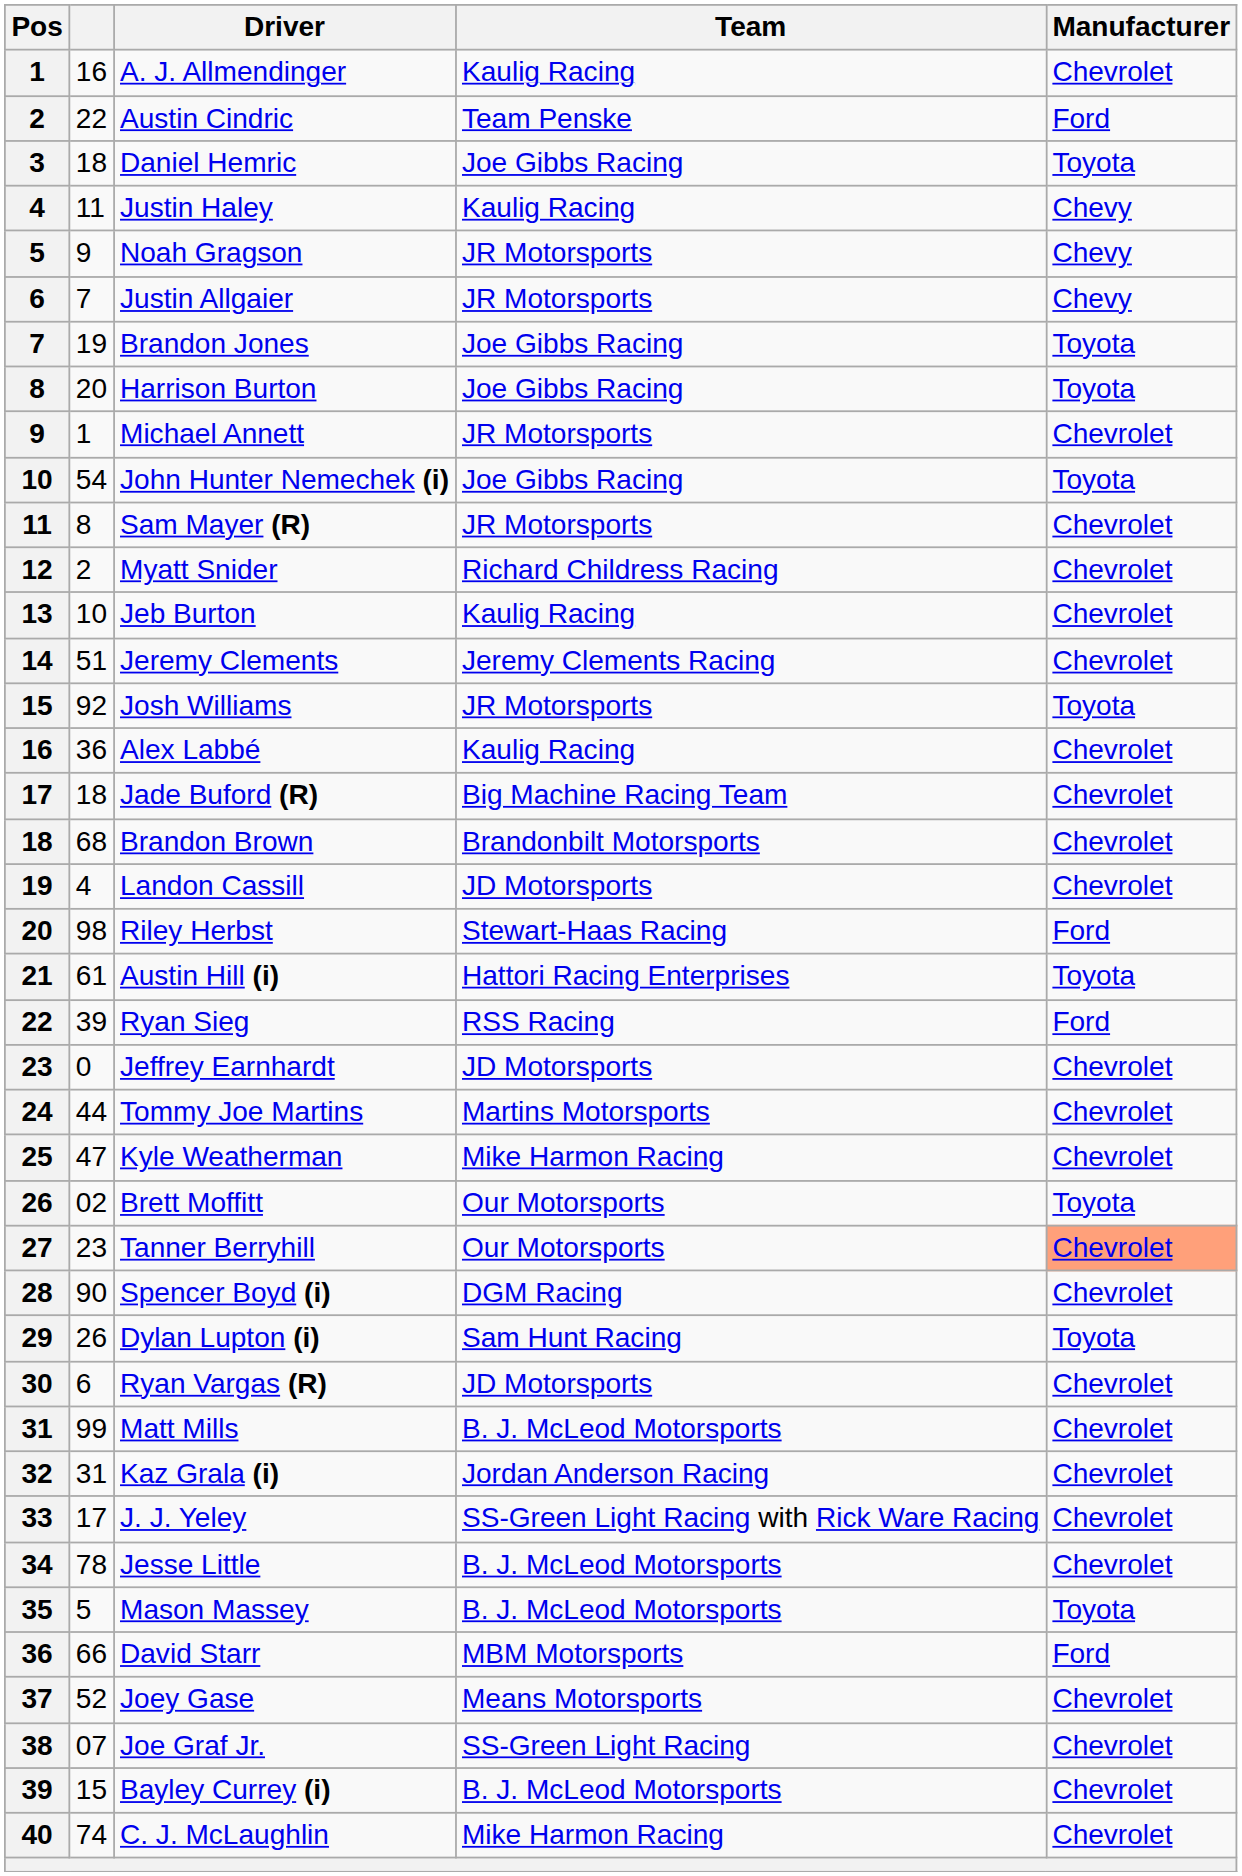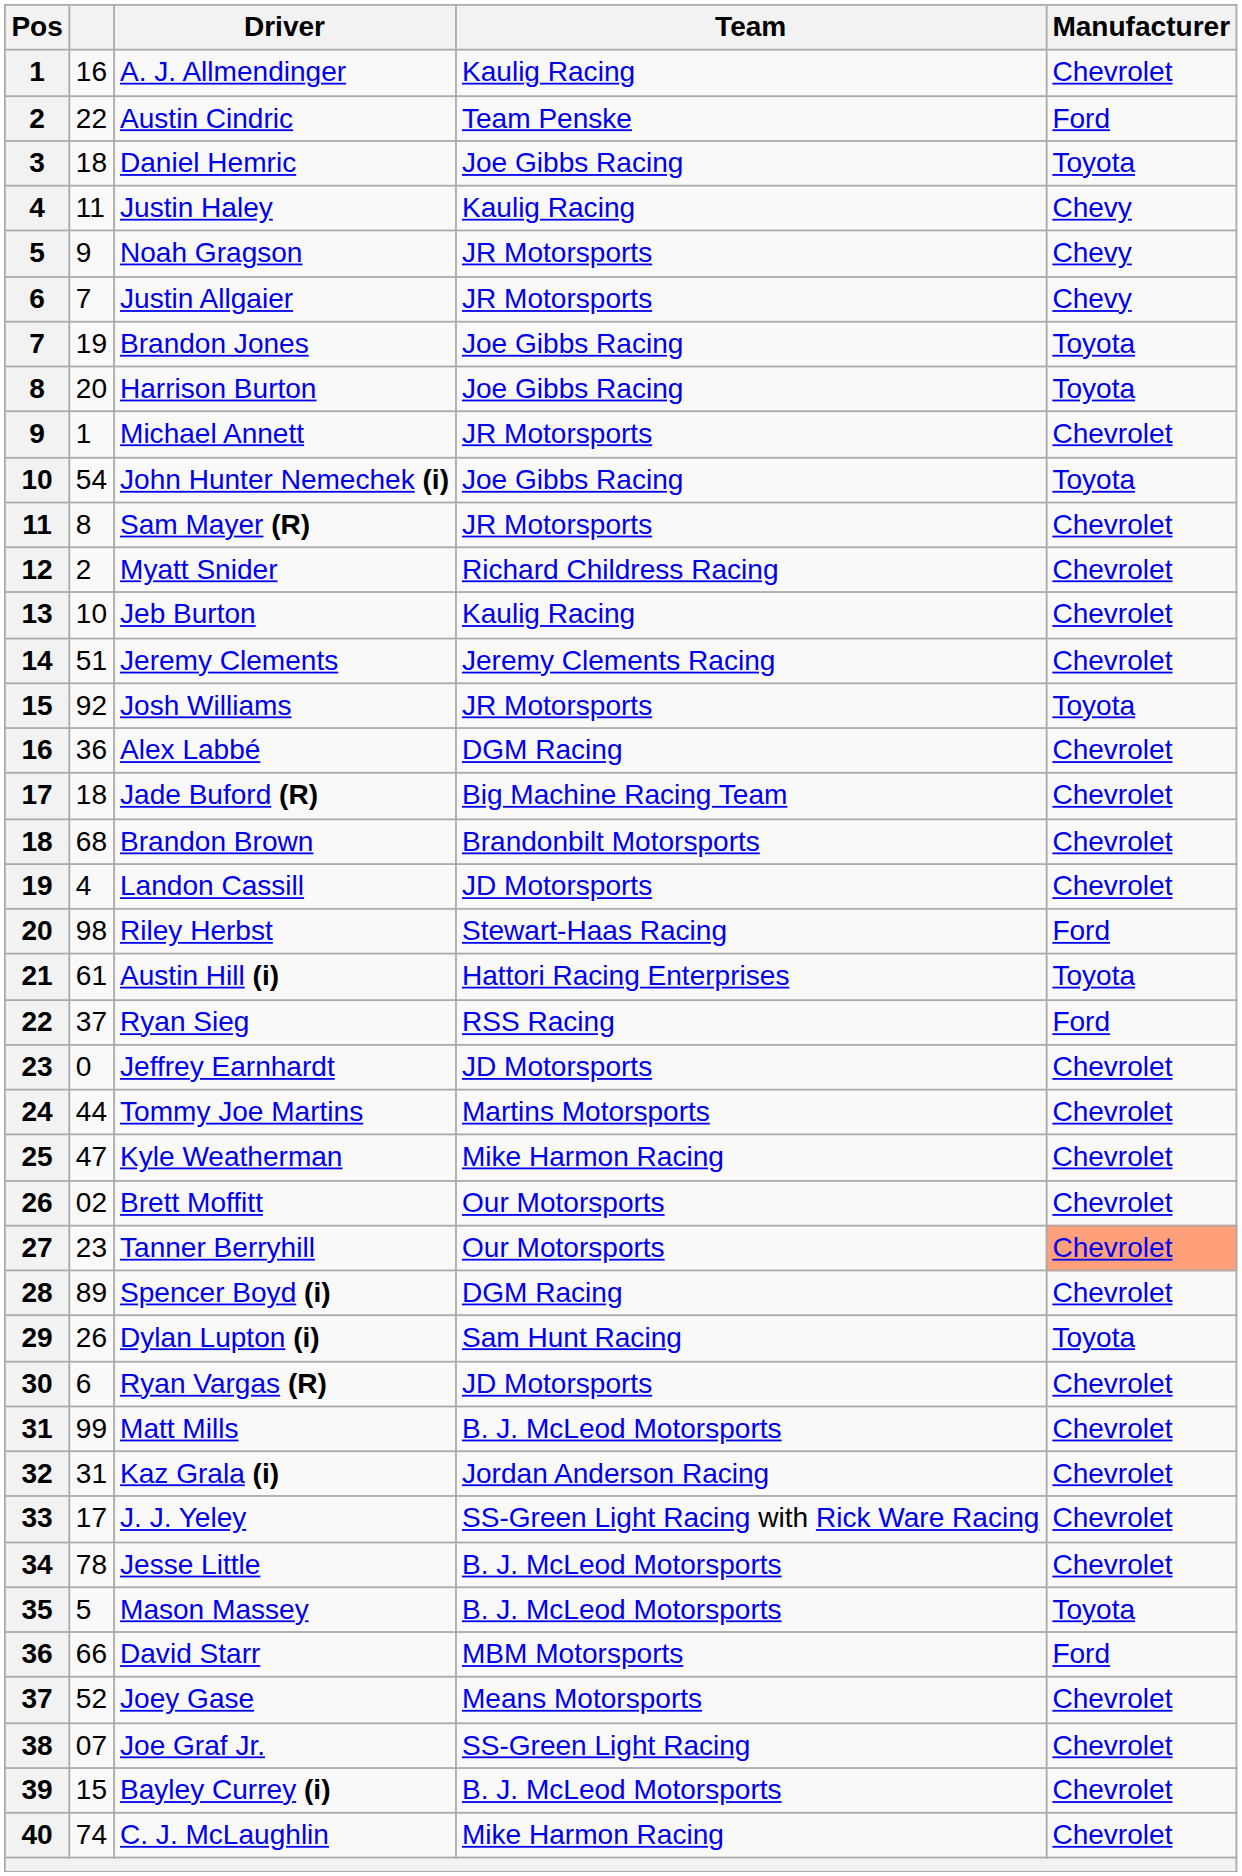(549, 749) Kaulig Racing -> (542, 749) DGM Racing
(91, 1021) 39 -> (91, 1021) 37
(1094, 1201) Toyota -> (1112, 1201) Chevrolet
(91, 1292) 90 -> (91, 1292) 89
